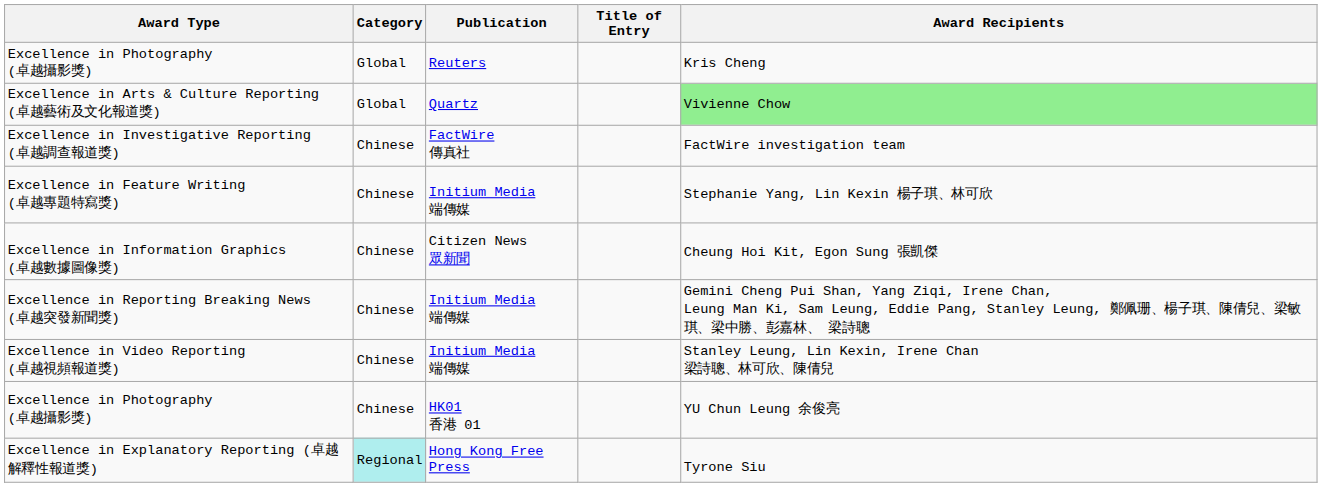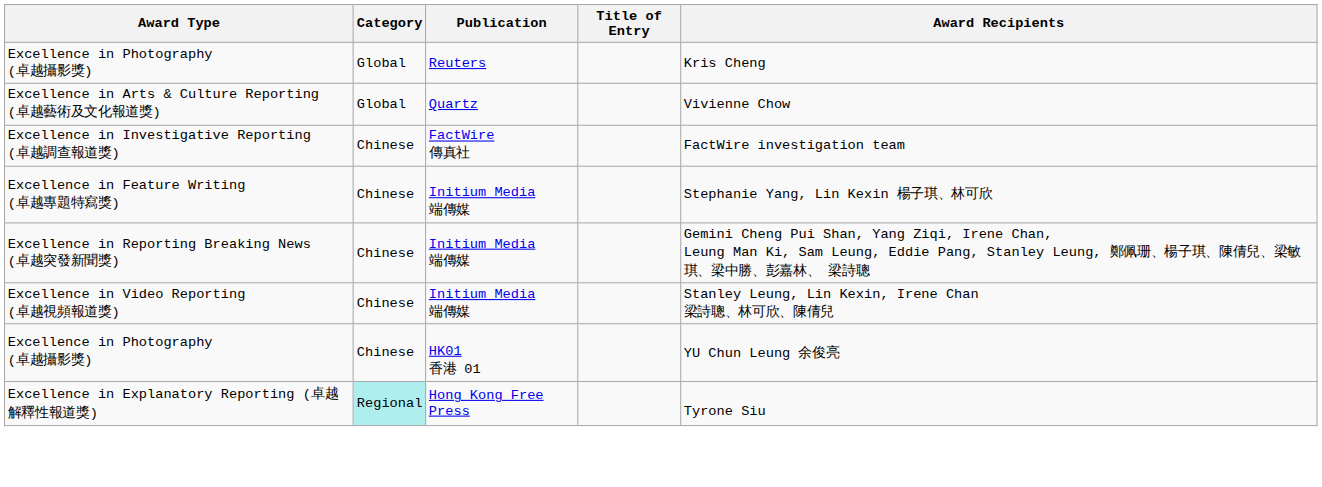(737, 104) lightgreen background -> (737, 104) no background
- row: (147, 259)
